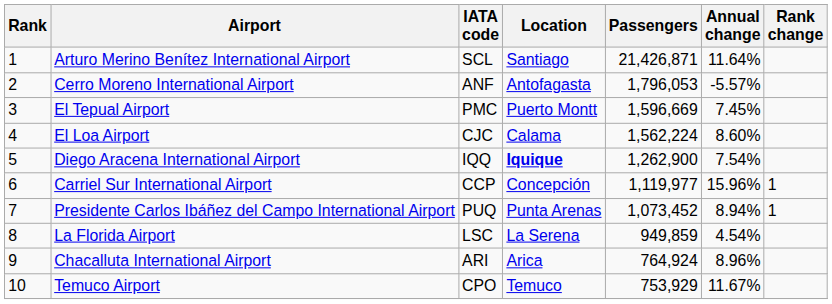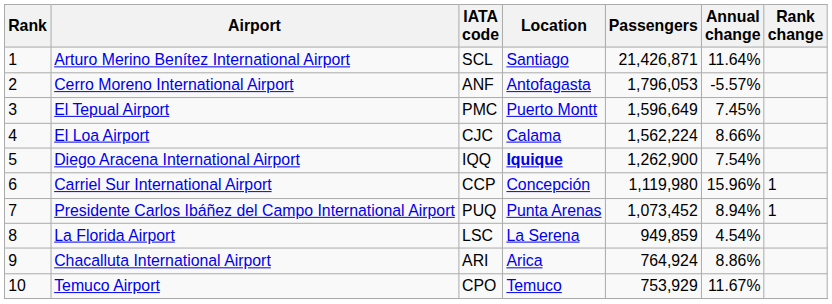(663, 110) 1,596,669 -> (663, 110) 1,596,649
(738, 135) 8.60% -> (738, 135) 8.66%
(663, 185) 1,119,977 -> (663, 185) 1,119,980
(738, 260) 8.96% -> (738, 260) 8.86%
